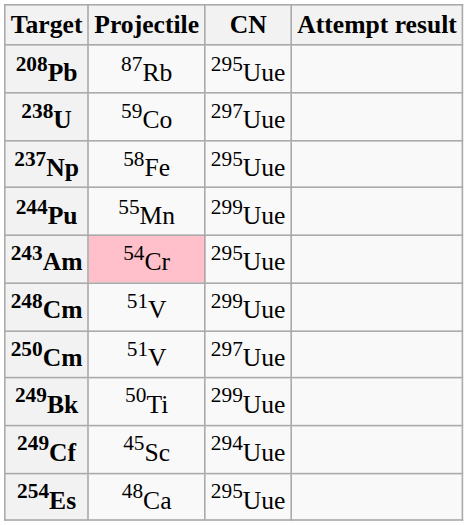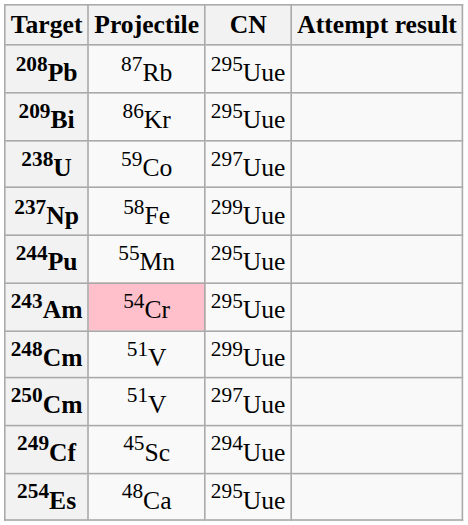+ row: (47, 116)
(248, 163) 295Uue -> (248, 211) 299Uue
(248, 211) 299Uue -> (248, 258) 295Uue
- row: (47, 401)
